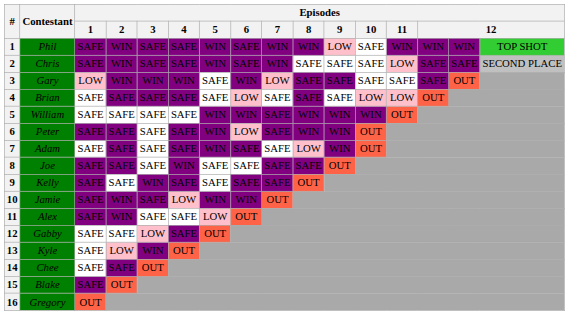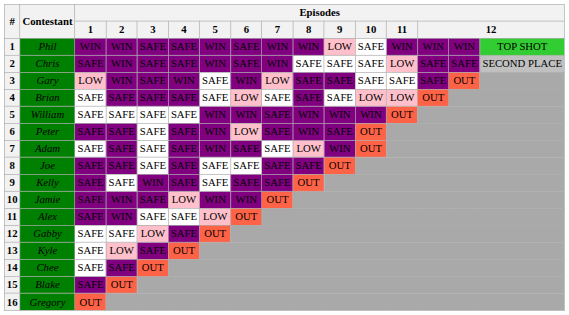(91, 47) SAFE -> (91, 47) WIN
(153, 81) WIN -> (153, 81) SAFE
(340, 132) WIN -> (340, 132) SAFE
(184, 166) WIN -> (184, 166) SAFE
(153, 251) WIN -> (153, 251) SAFE
